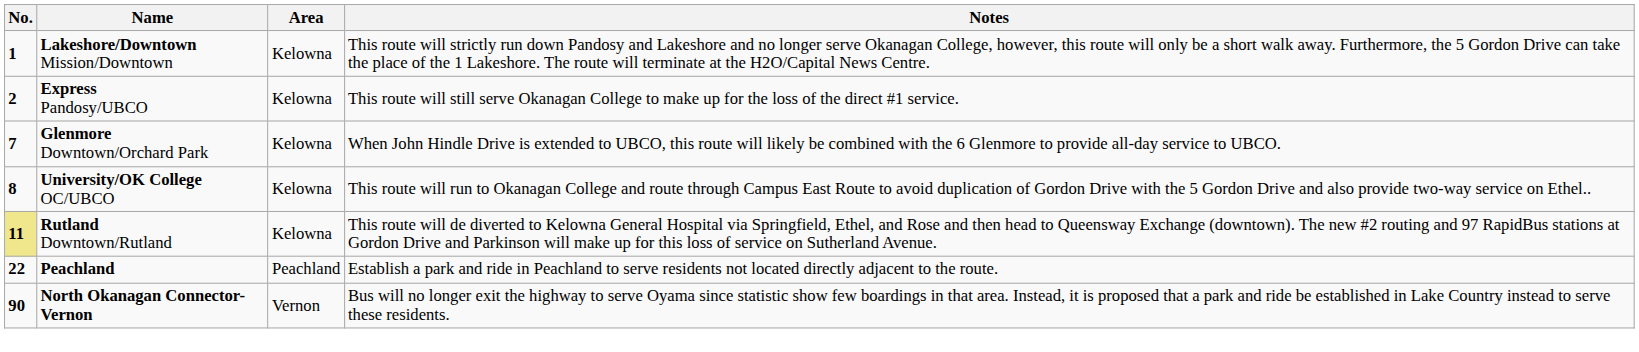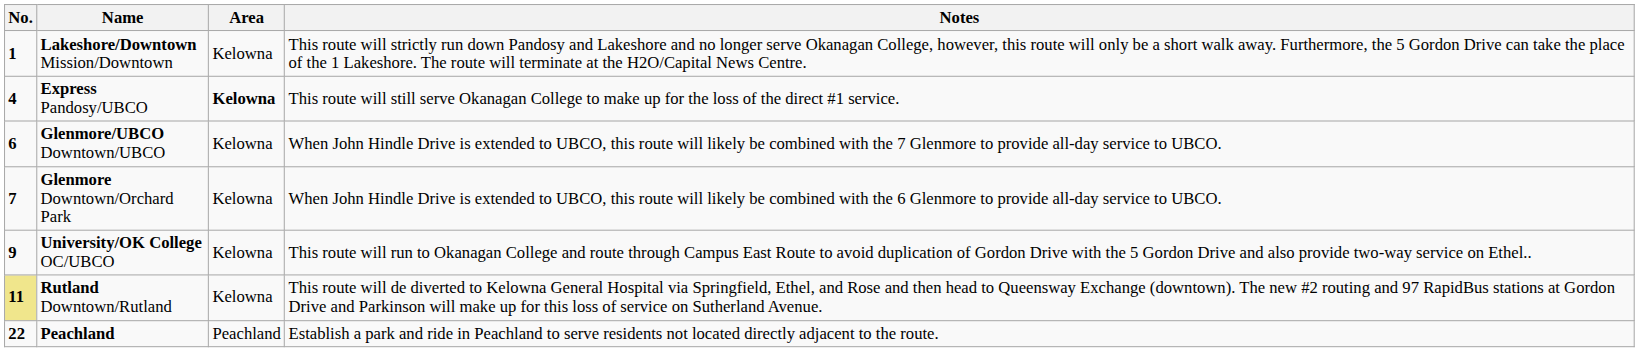(13, 98) 2 -> (13, 98) 4
(302, 98) normal -> (244, 98) bold
+ row: (103, 143)
(13, 188) 8 -> (13, 252) 9
- row: (143, 305)
